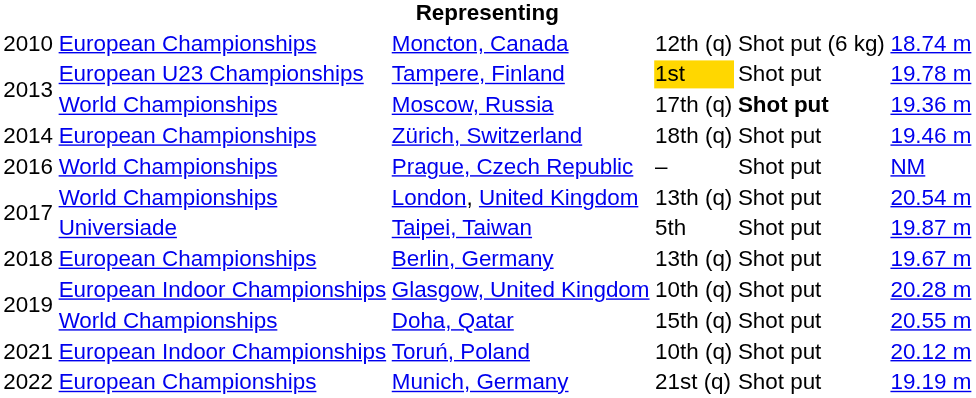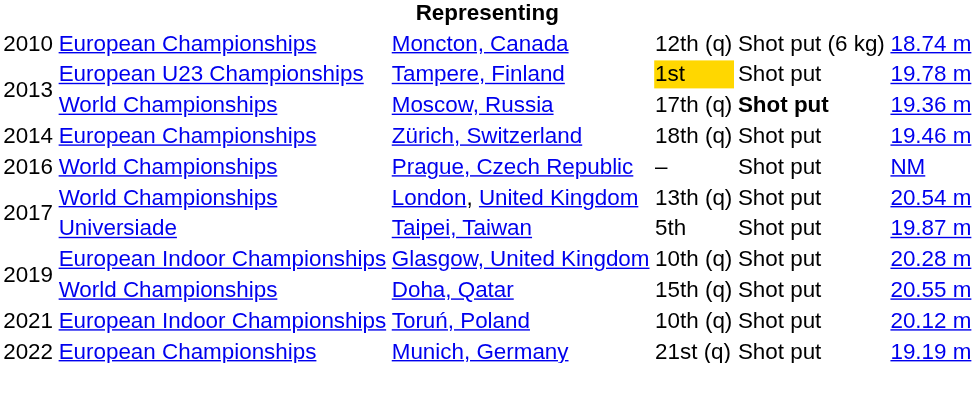- row: (473, 258)
